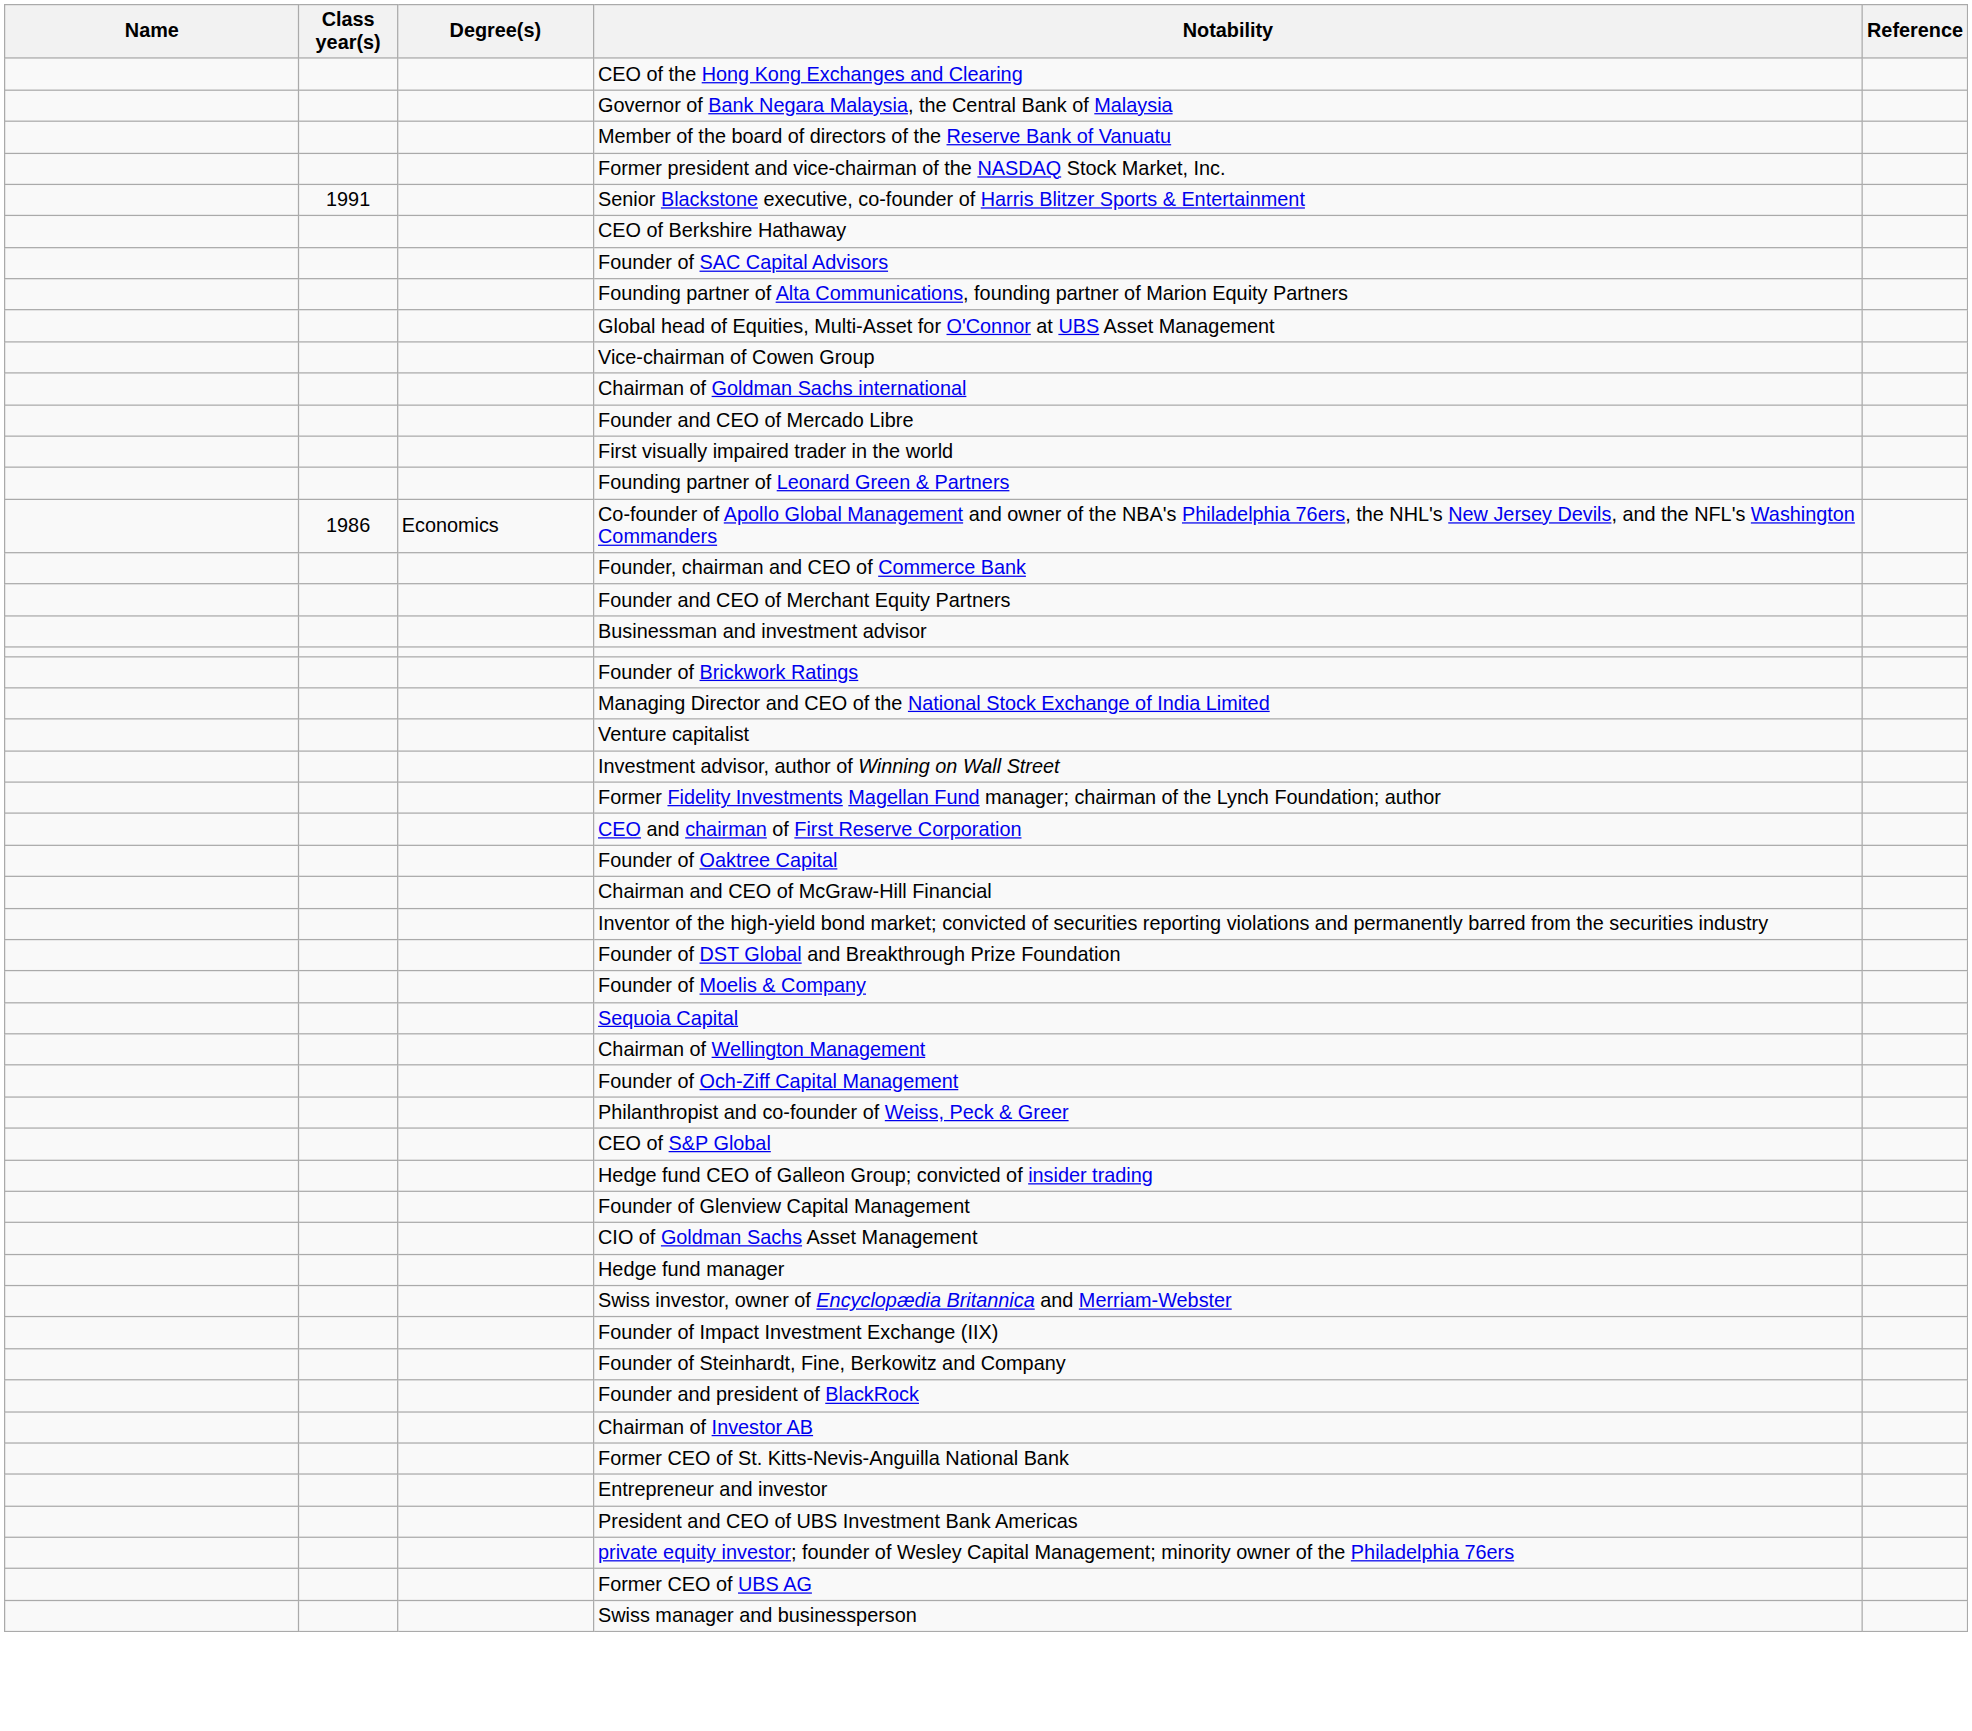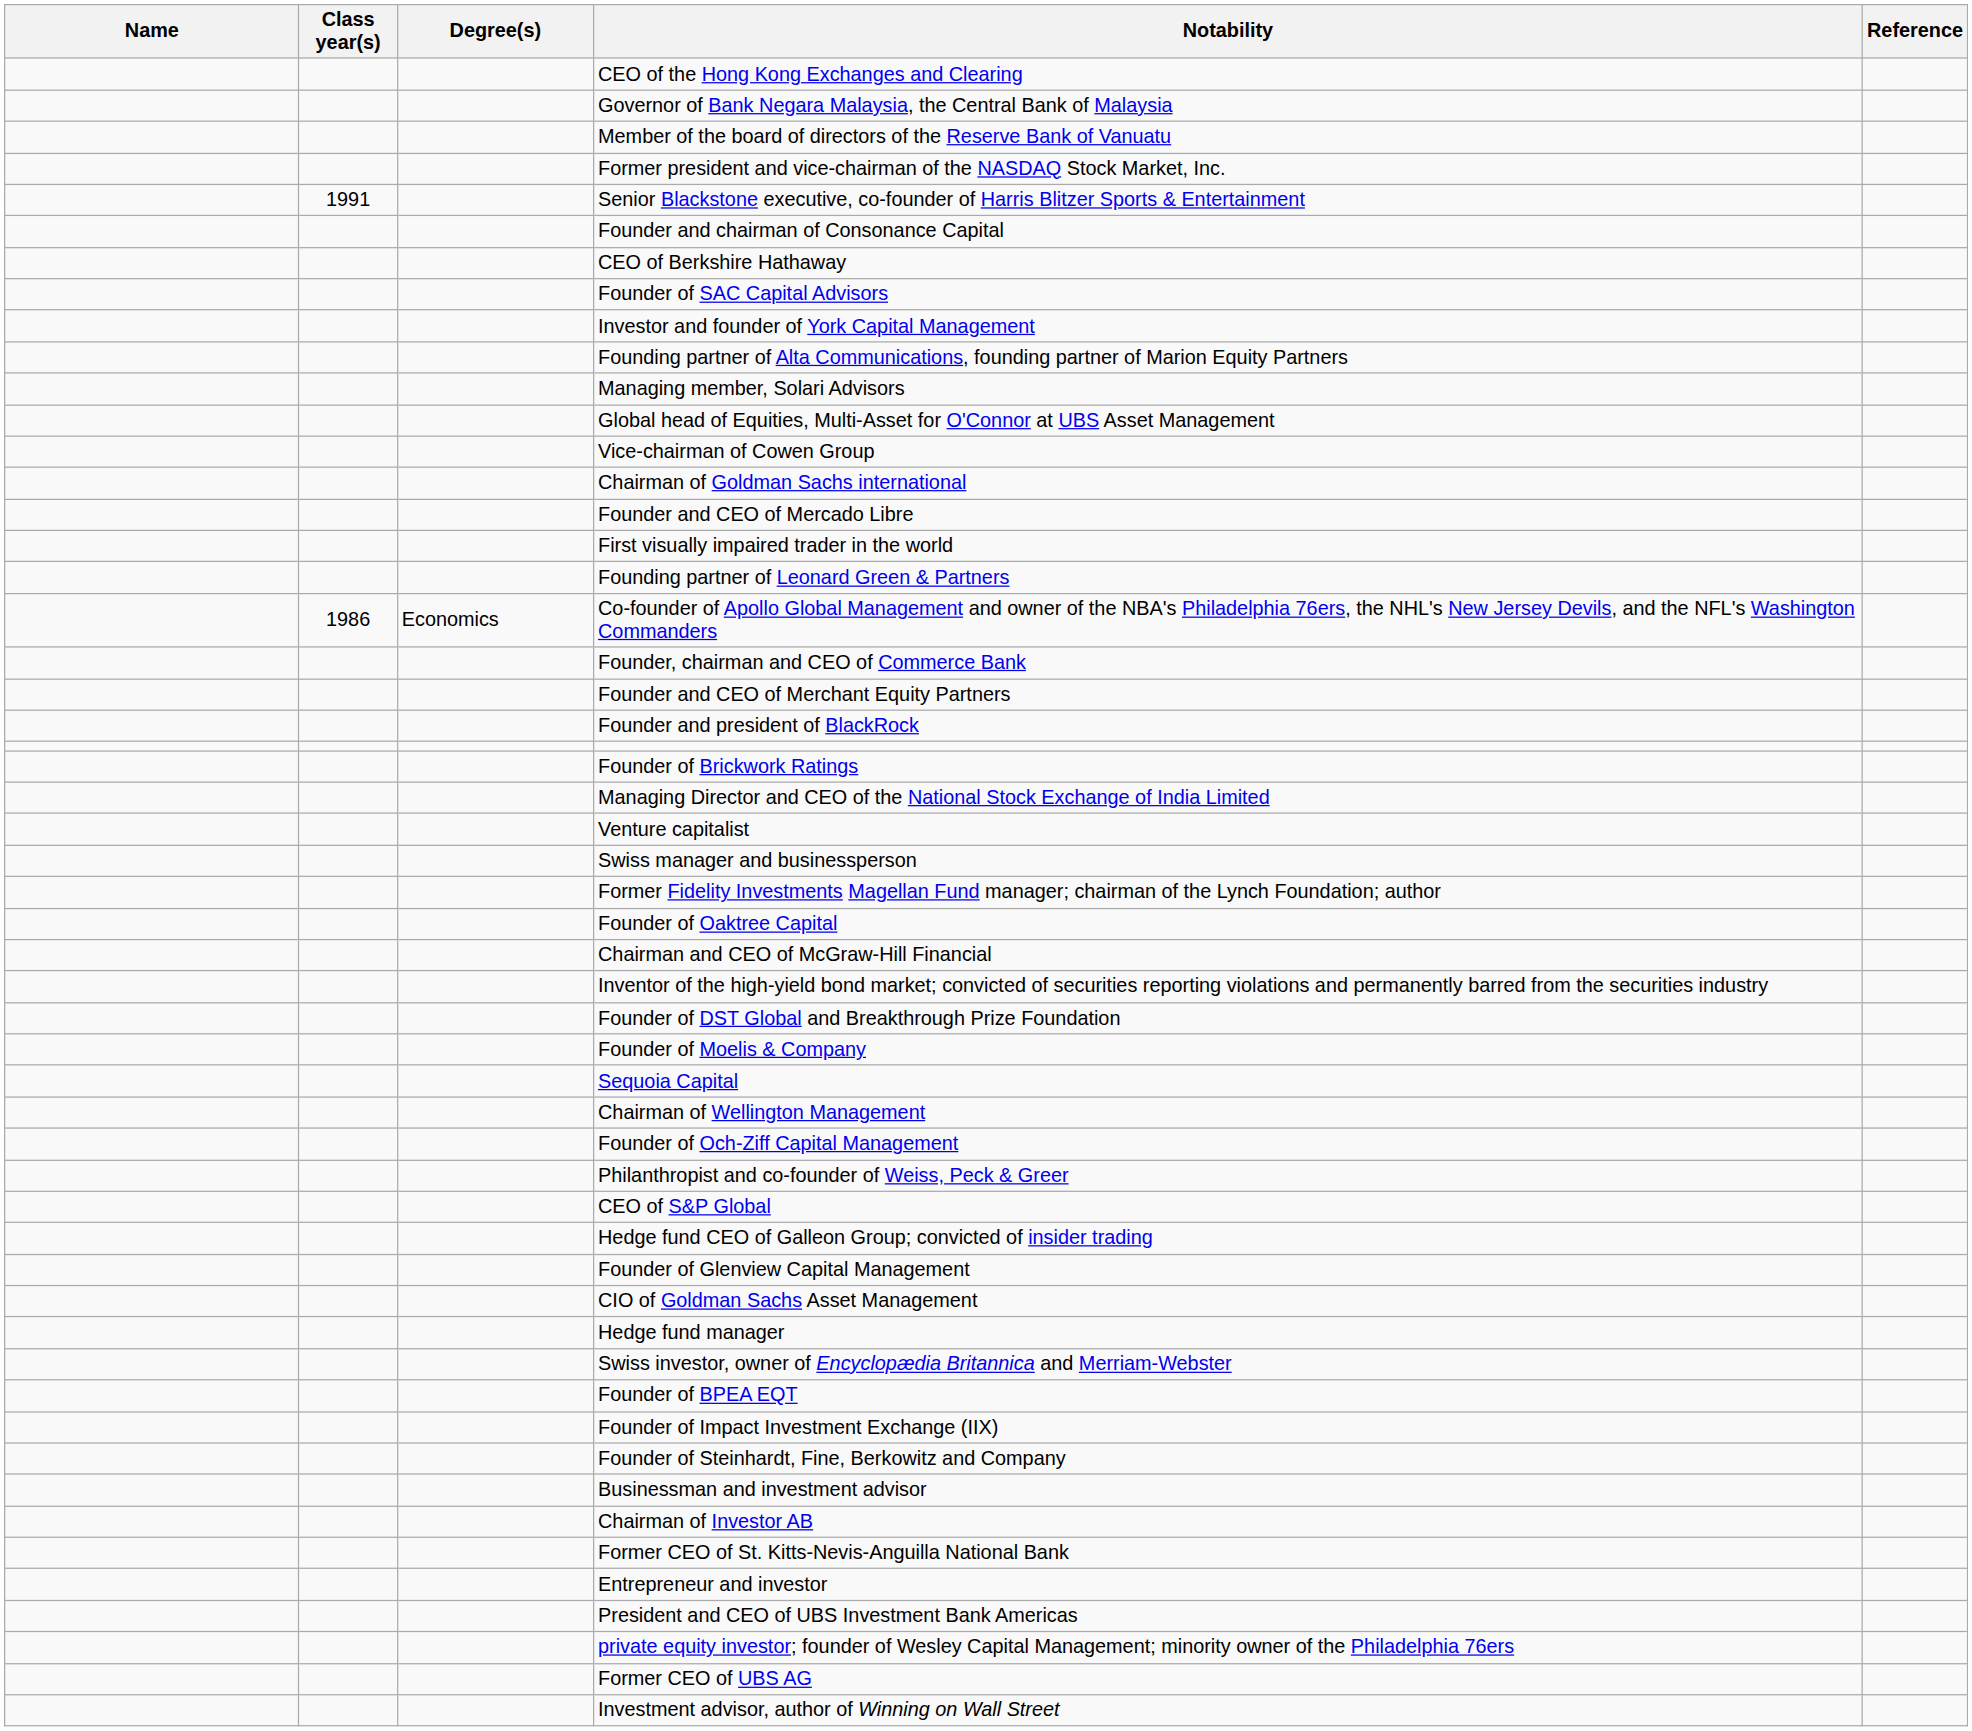+ row: (801, 231)
+ row: (816, 325)
+ row: (751, 388)
rows swapped: (759, 1395) <-> (762, 631)
rows swapped: (757, 1615) <-> (829, 766)
- row: (810, 829)
+ row: (698, 1395)
